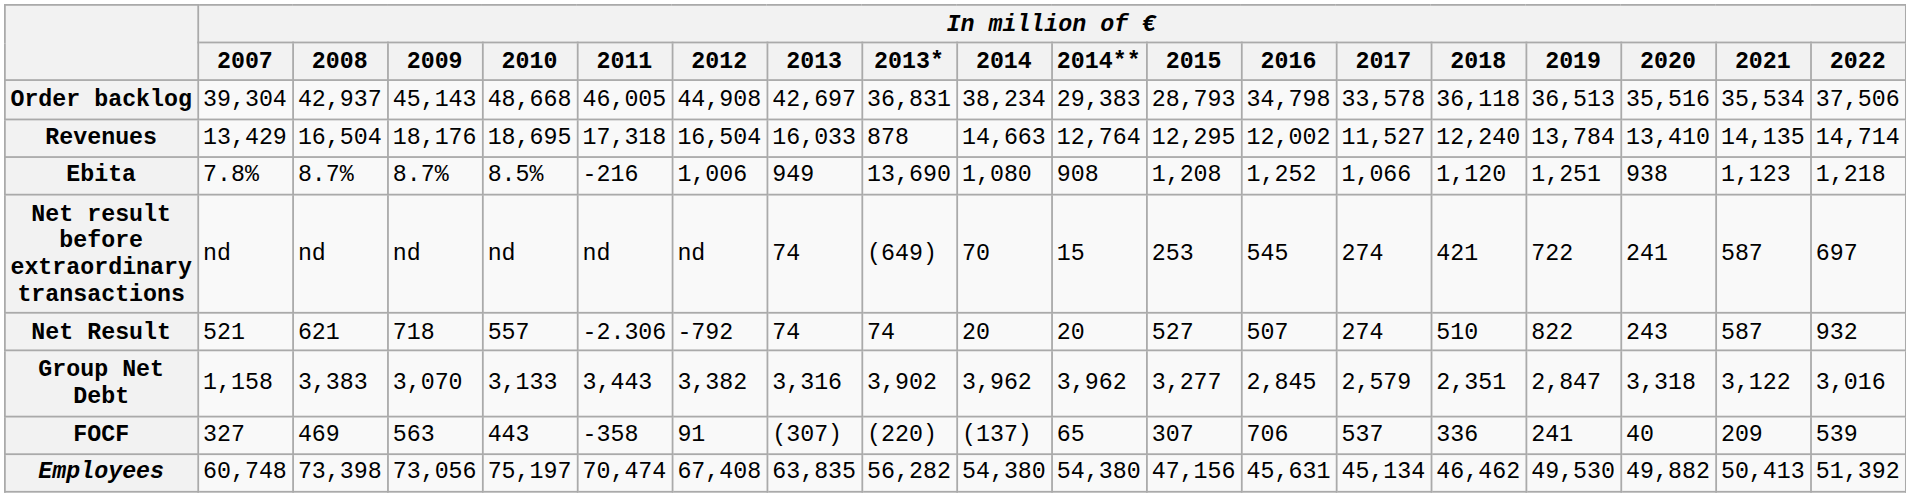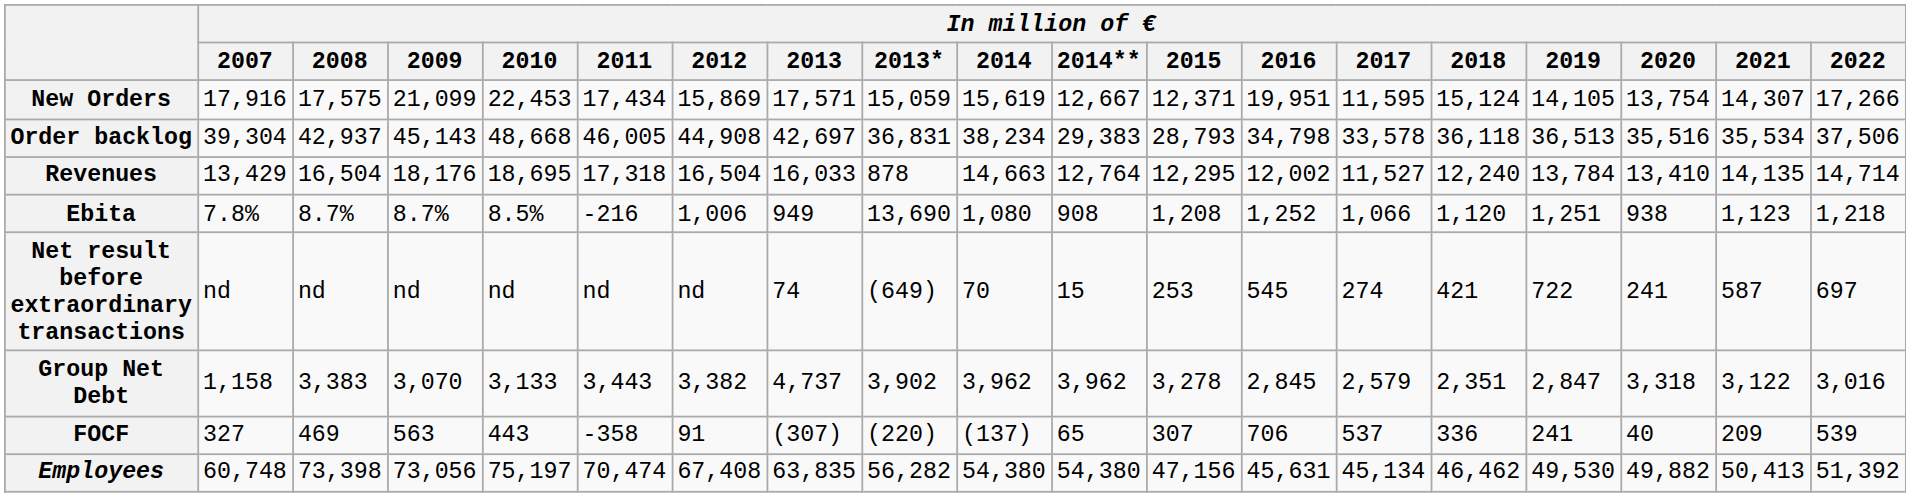+ row: (101, 100)
- row: (101, 332)
(807, 383) 3,316 -> (807, 383) 4,737
(1187, 383) 3,277 -> (1187, 383) 3,278
